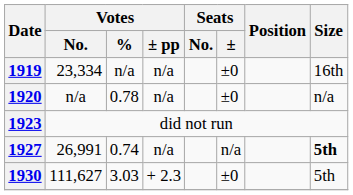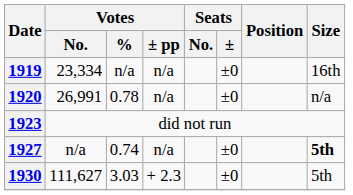(76, 96) n/a -> (79, 96) 26,991
(79, 149) 26,991 -> (76, 149) n/a
(231, 149) n/a -> (230, 149) ±0
